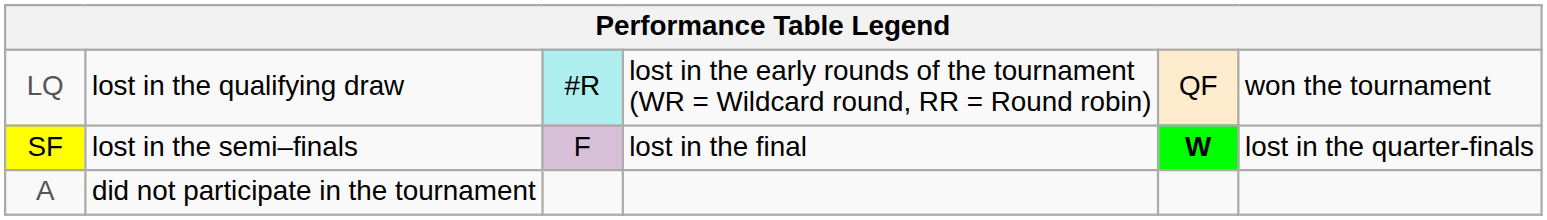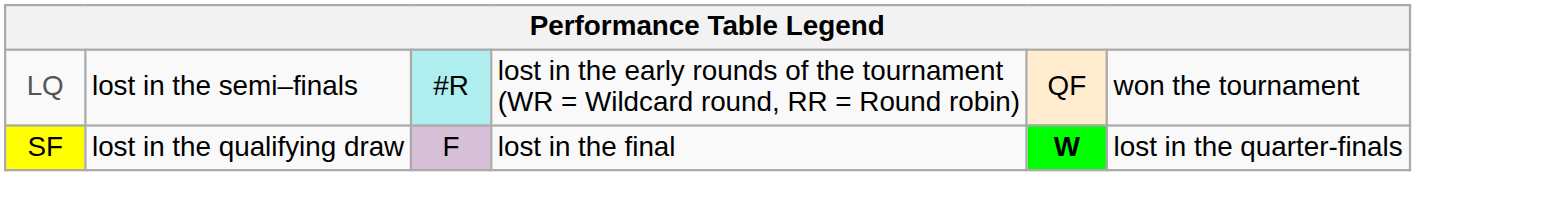(248, 88) lost in the qualifying draw -> (225, 88) lost in the semi–finals
(225, 148) lost in the semi–finals -> (248, 148) lost in the qualifying draw
- row: (45, 193)
